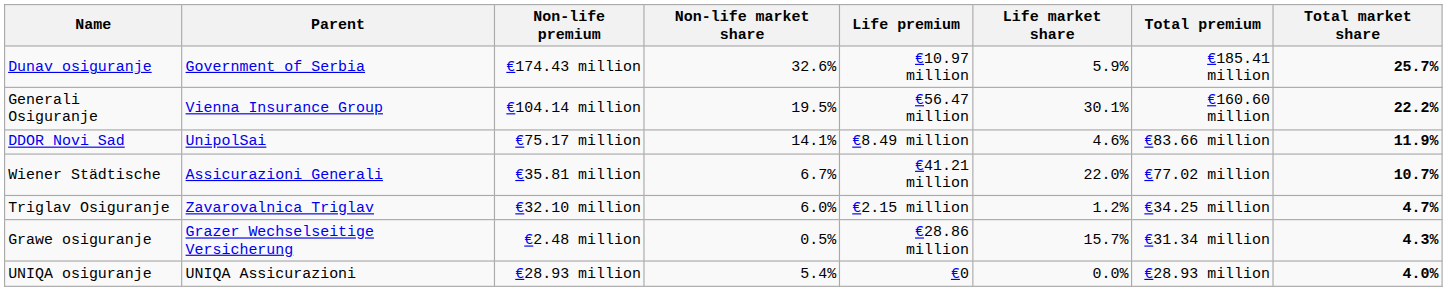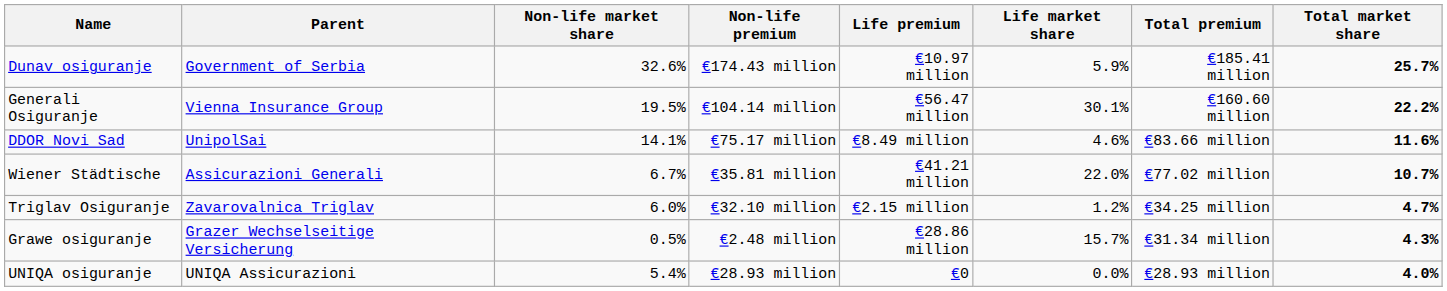columns swapped: (569, 25) <-> (742, 25)
(1416, 142) 11.9% -> (1416, 142) 11.6%
